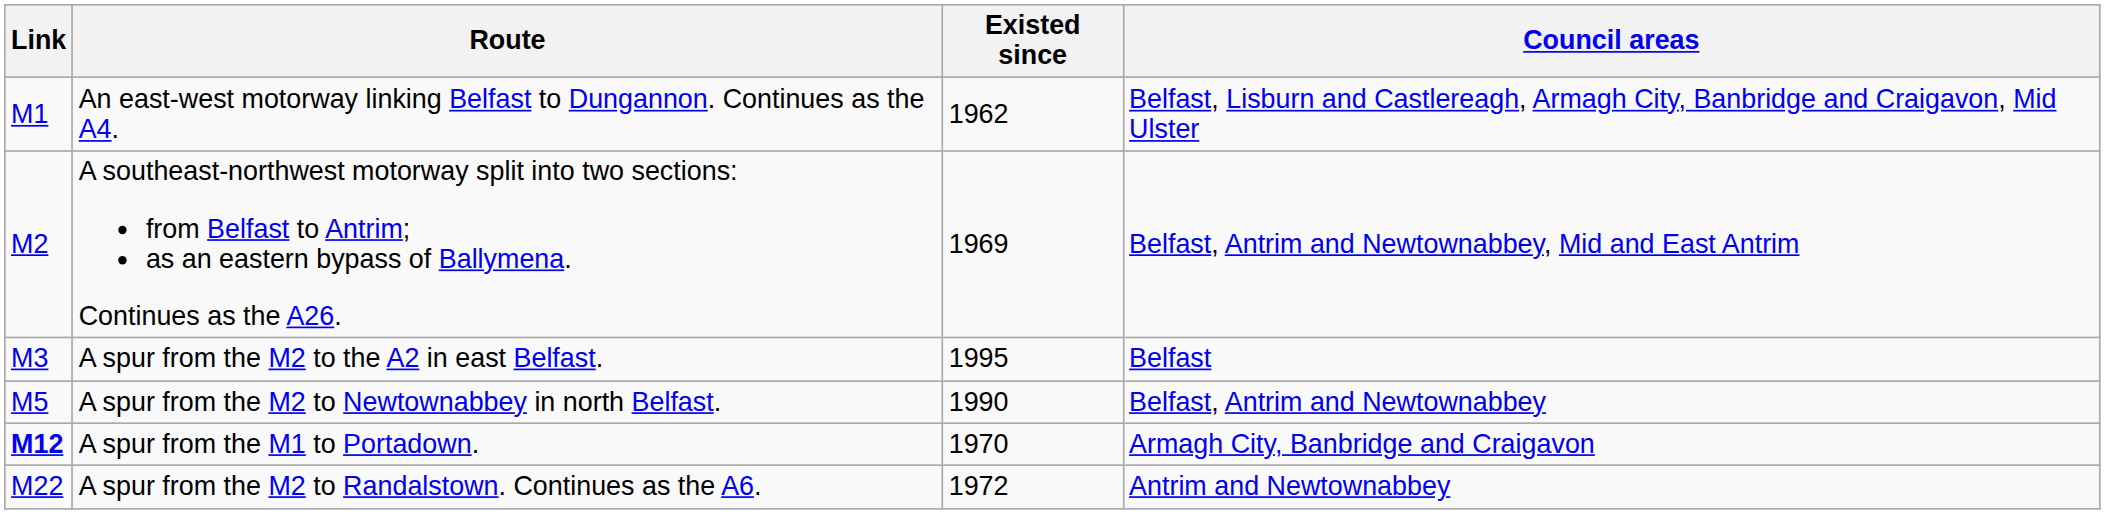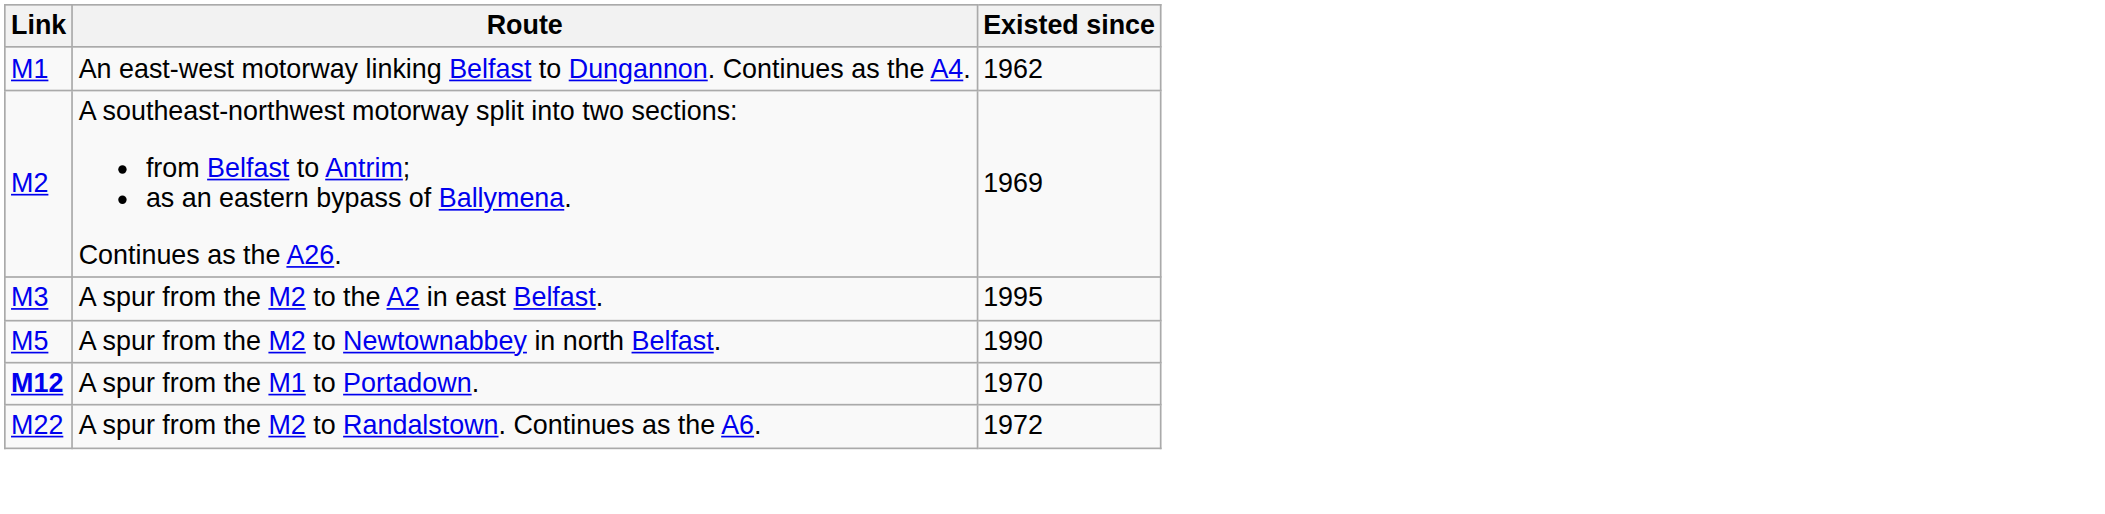- column: (1611, 40)
